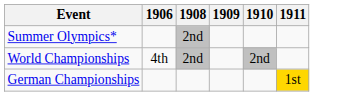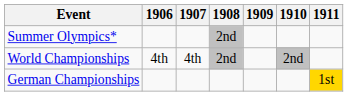+ column: (193, 15)
